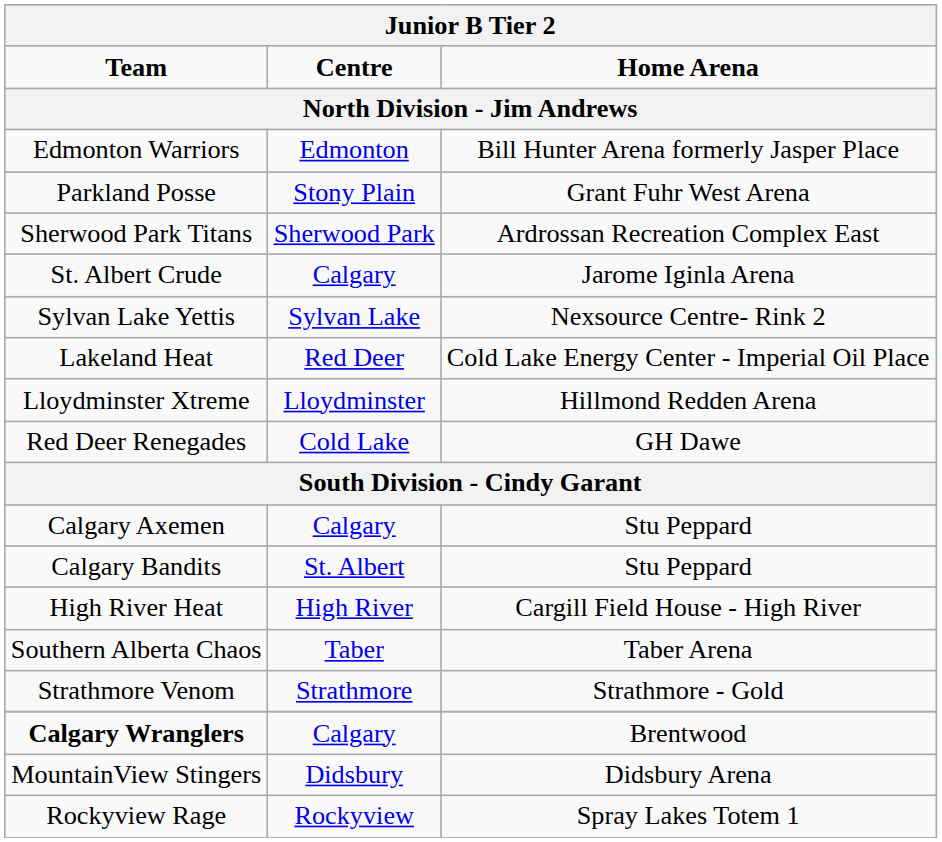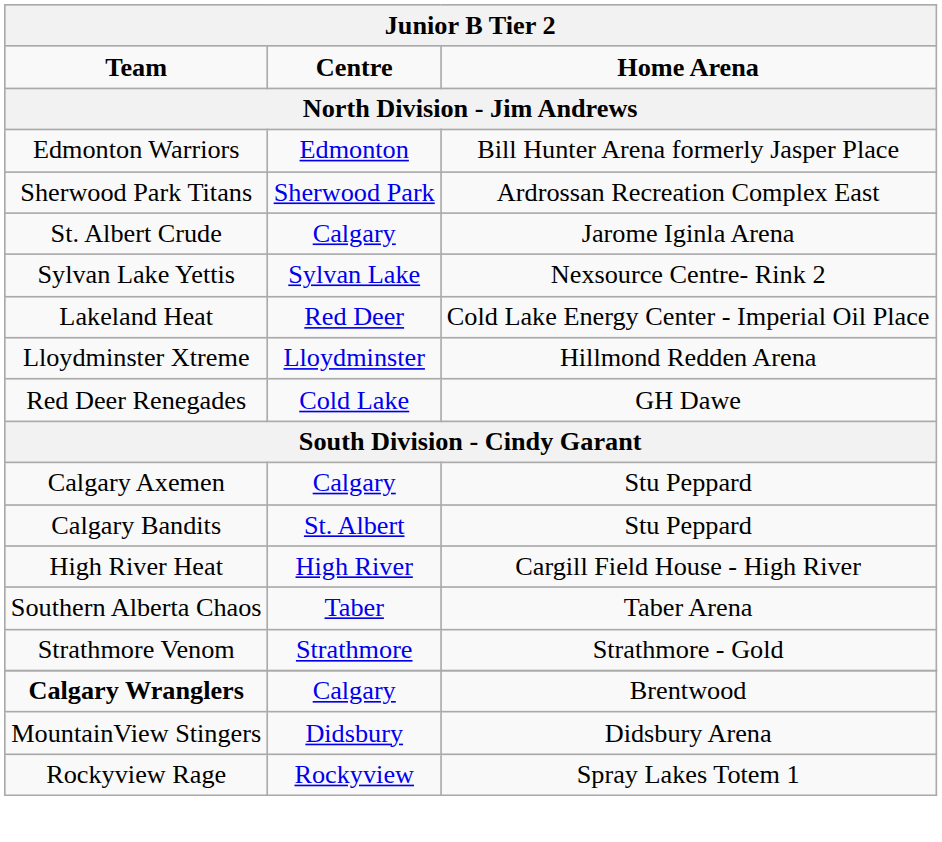- row: (136, 191)
